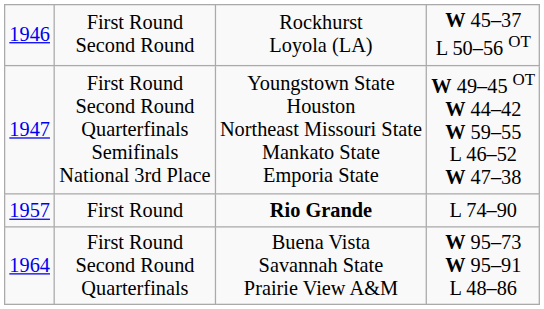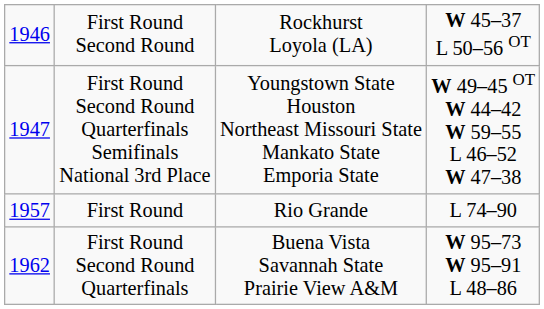(321, 210) bold -> (321, 210) normal
(30, 265) 1964 -> (30, 265) 1962
